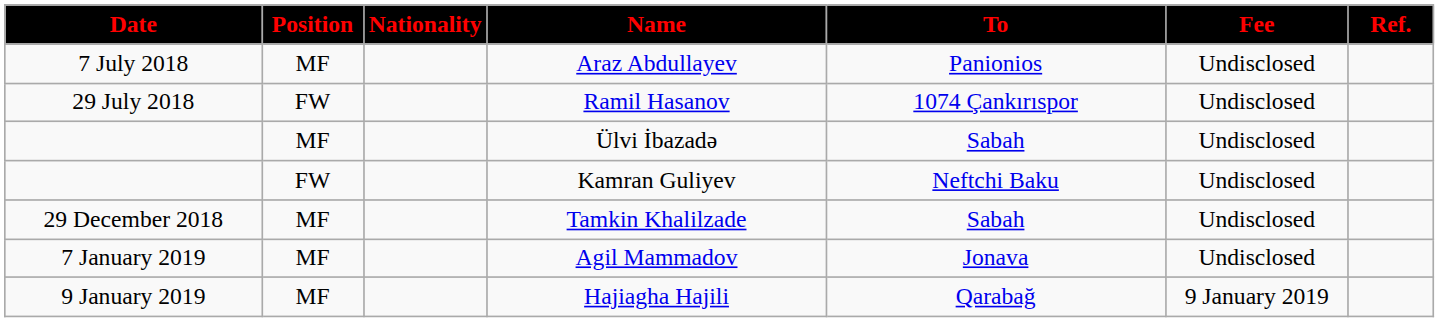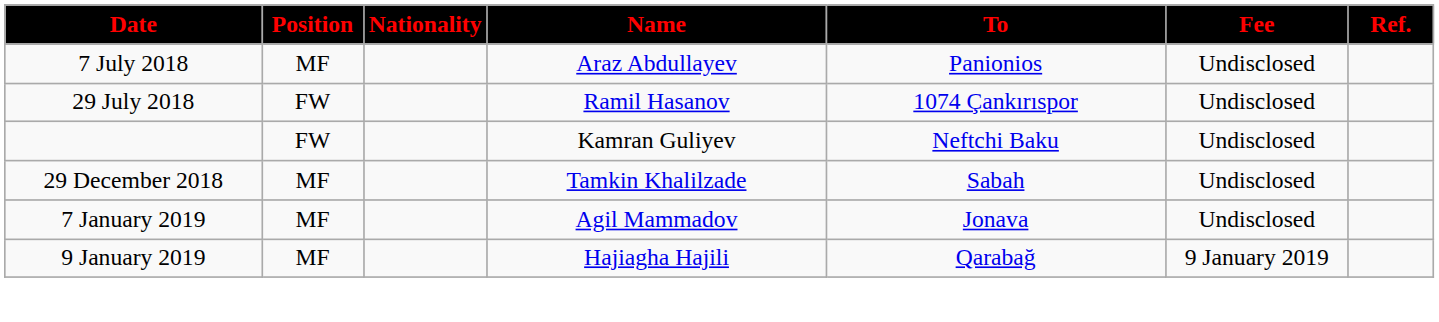- row: (657, 141)
